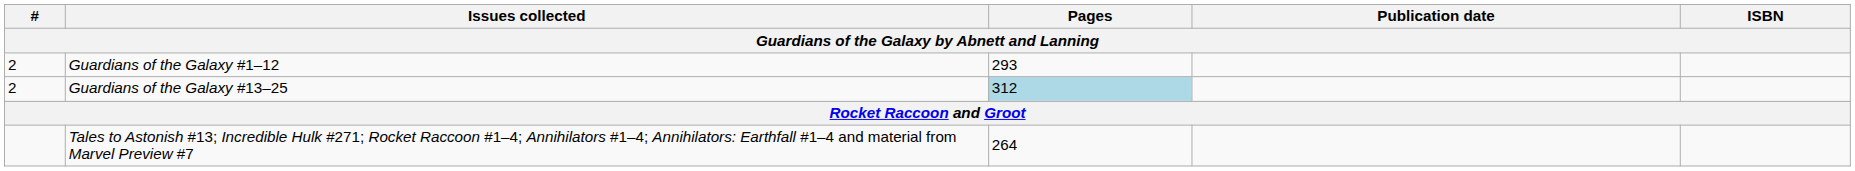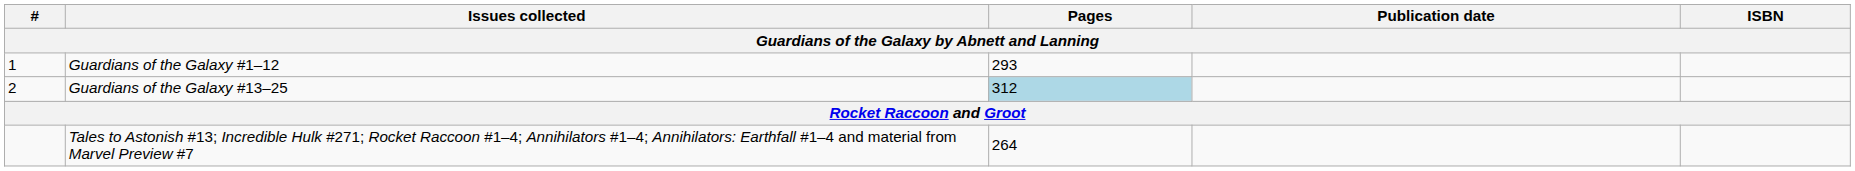(12, 64) 2 -> (12, 64) 1
